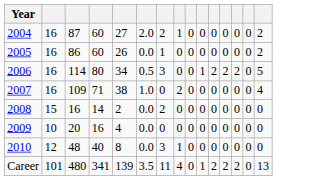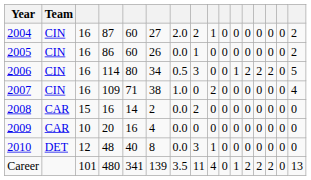+ column: (59, 14)
